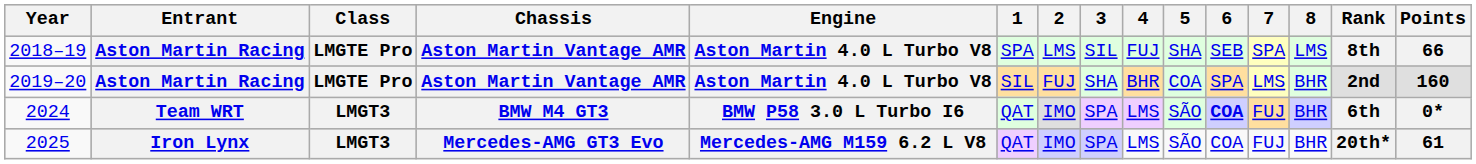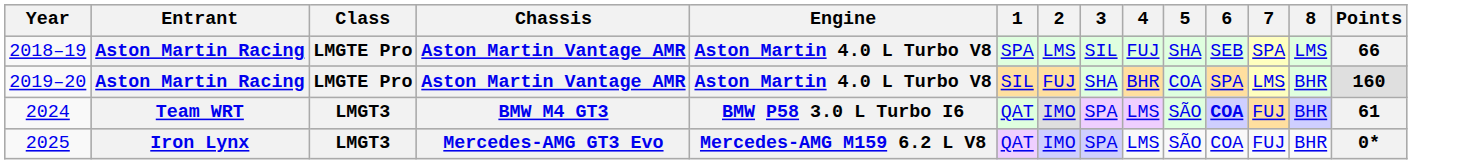- column: (1364, 20)
(1433, 112) 0* -> (1369, 112) 61
(1433, 143) 61 -> (1369, 143) 0*
